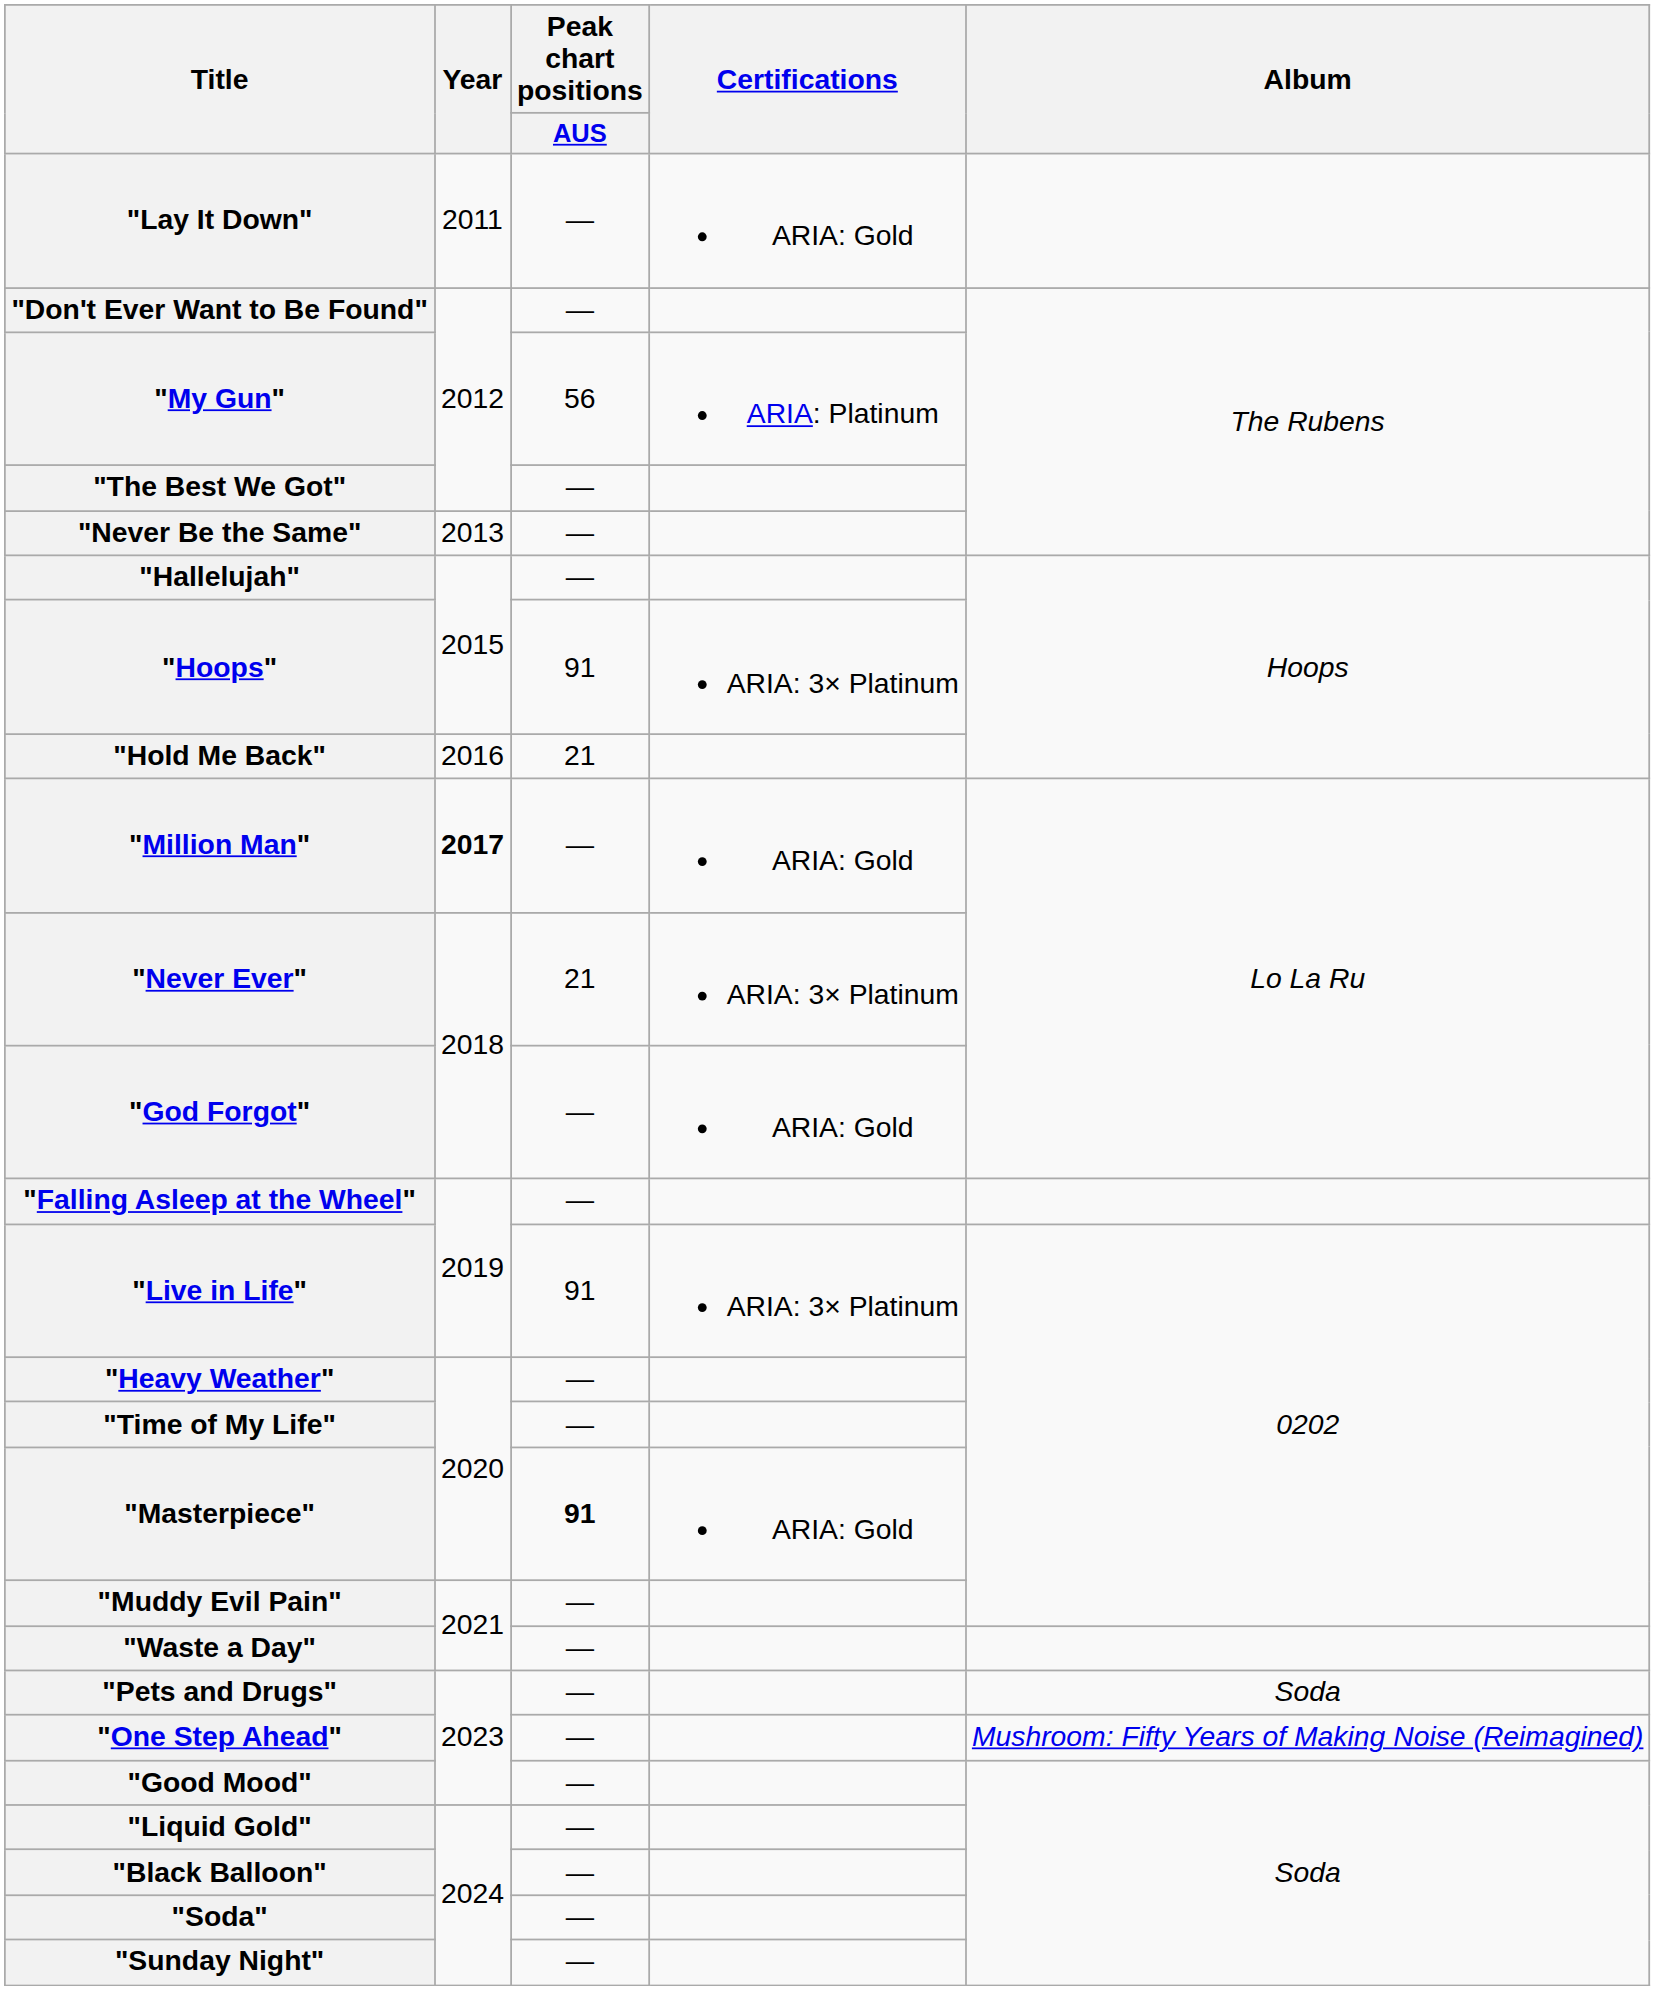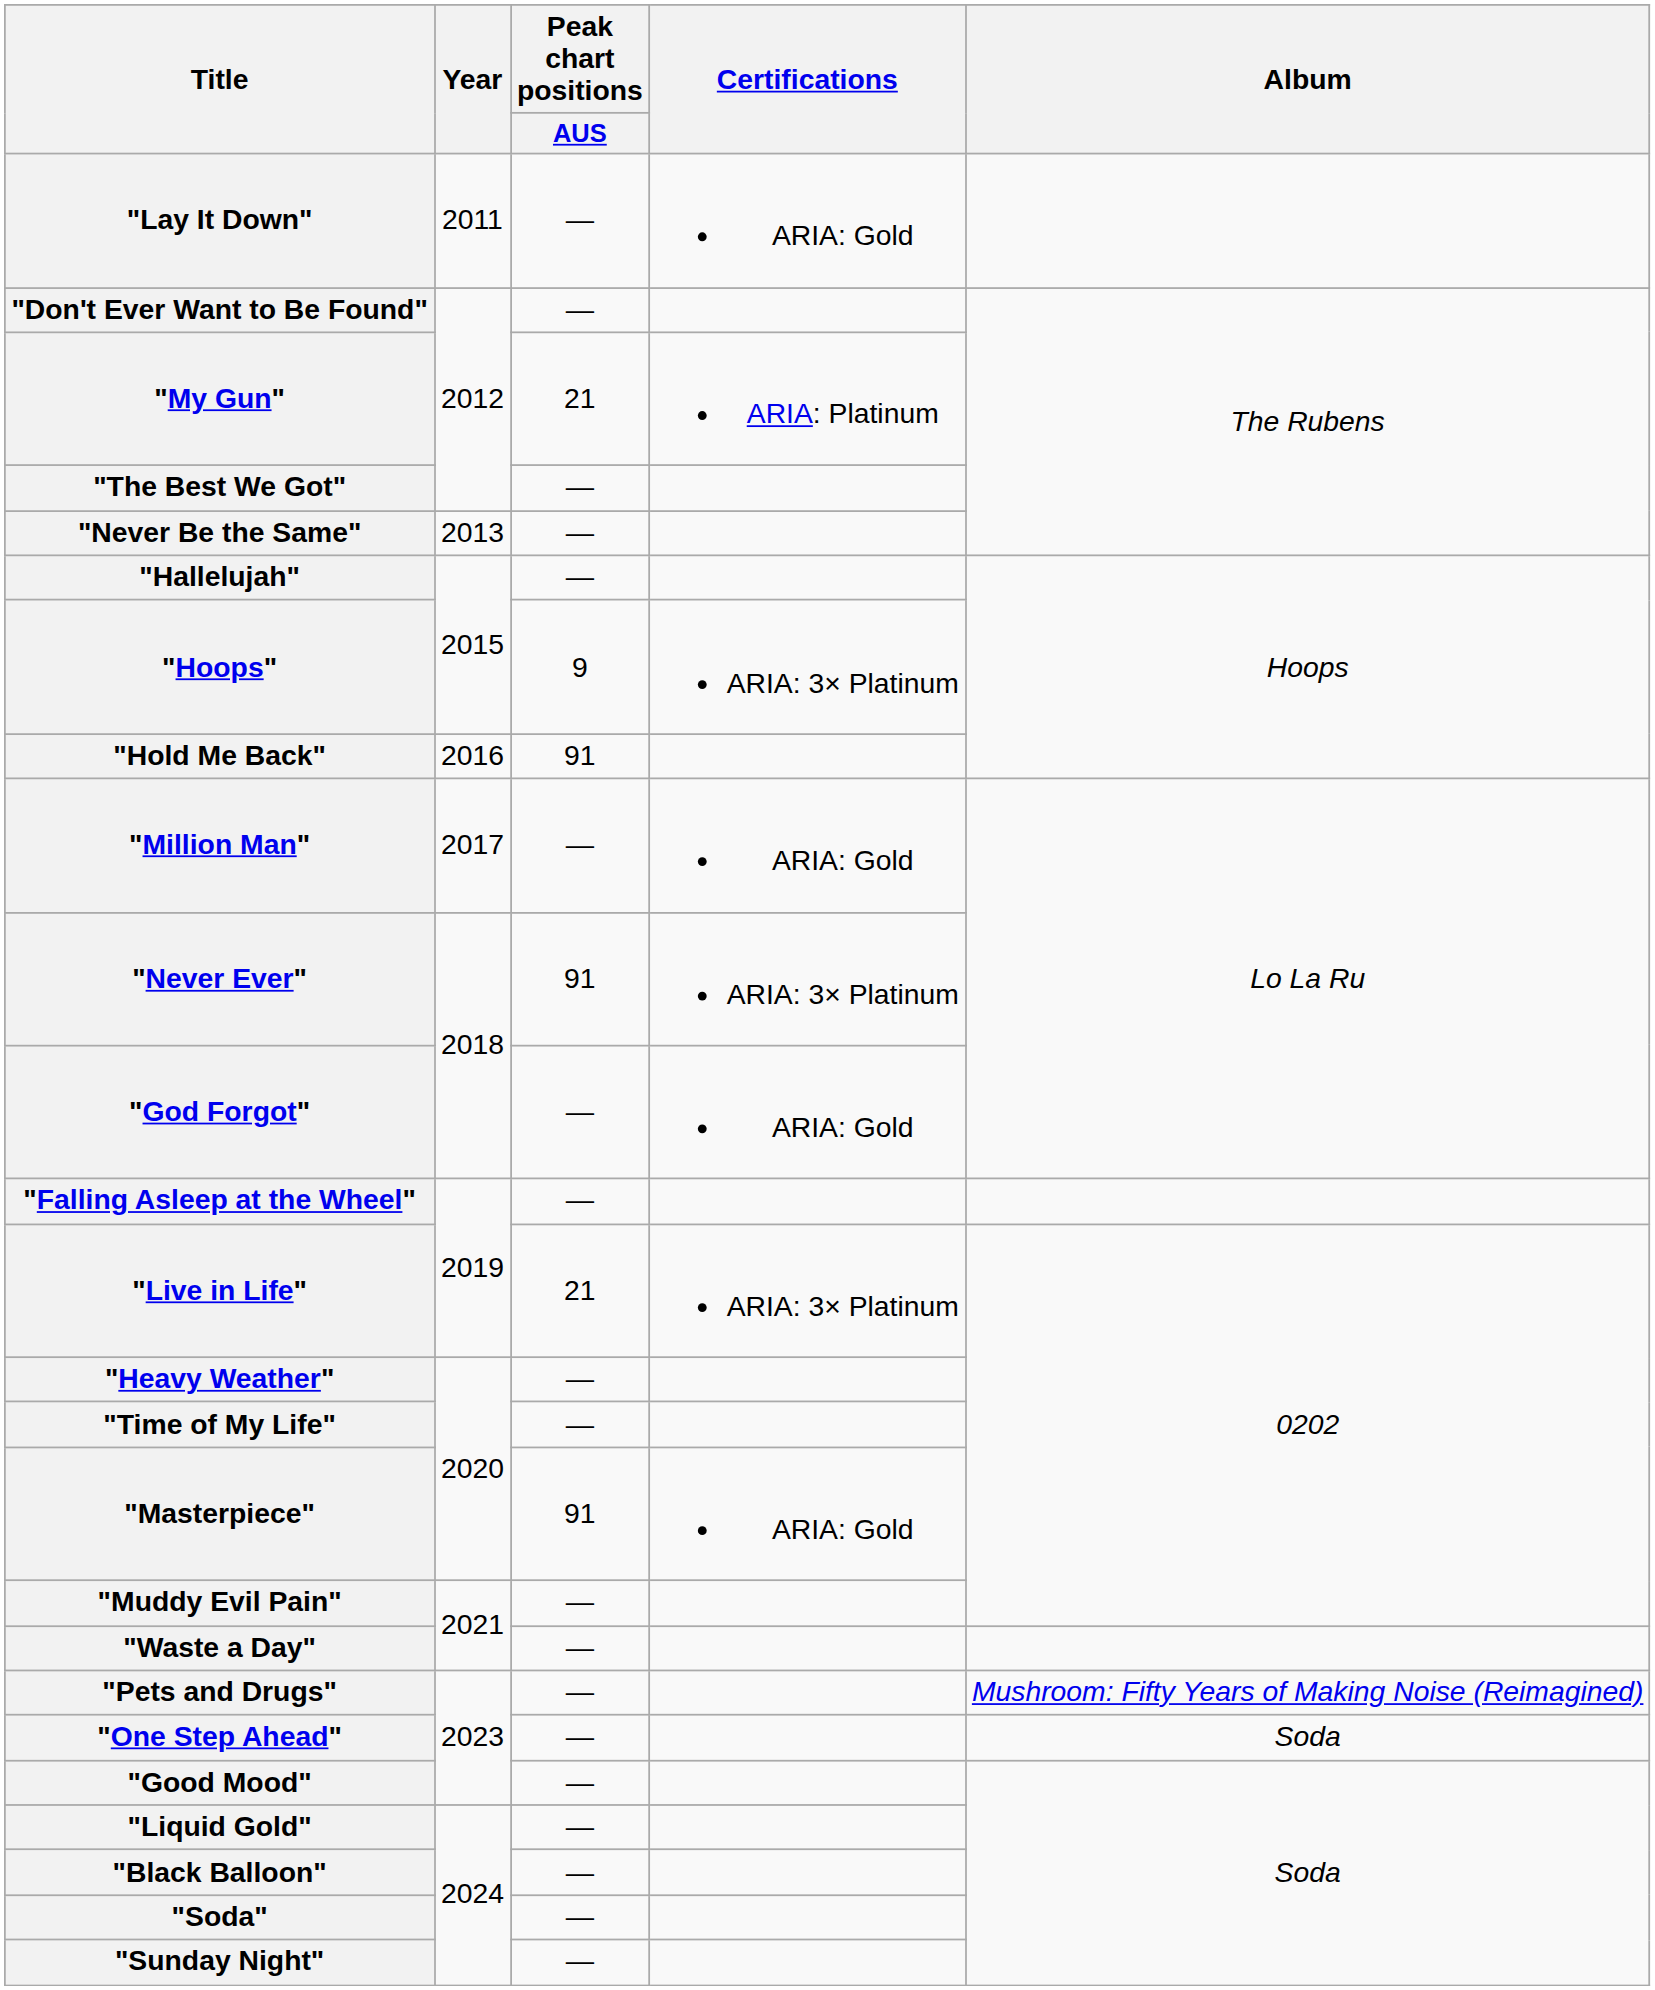(580, 398) 56 -> (580, 398) 21
(580, 666) 91 -> (580, 666) 9
(580, 755) 21 -> (580, 755) 91
(472, 844) bold -> (472, 844) normal
(580, 978) 21 -> (580, 978) 91
(580, 1290) 91 -> (580, 1290) 21
(580, 1513) bold -> (580, 1513) normal
(1308, 1692) Soda -> (1308, 1692) Mushroom: Fifty Years of Making Noise (Reimagined)
(1308, 1737) Mushroom: Fifty Years of Making Noise (Reimagined) -> (1308, 1737) Soda
